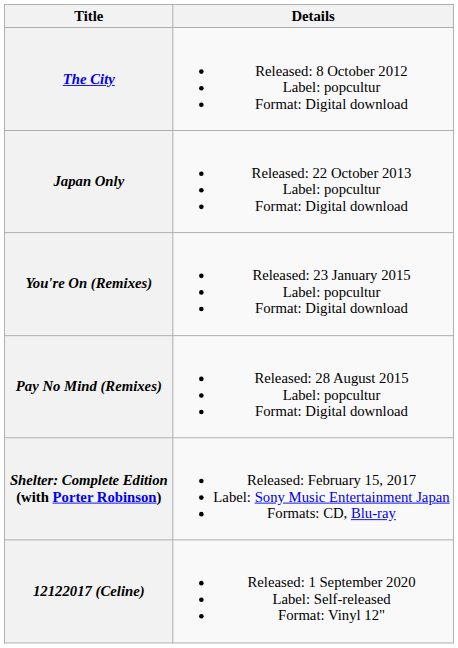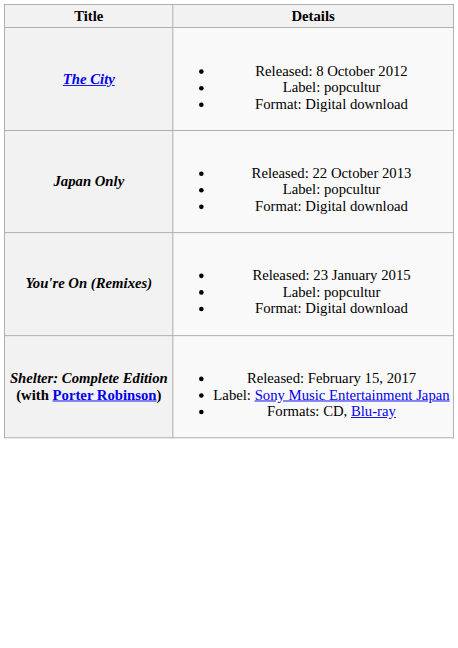- row: (89, 386)
- row: (89, 591)
